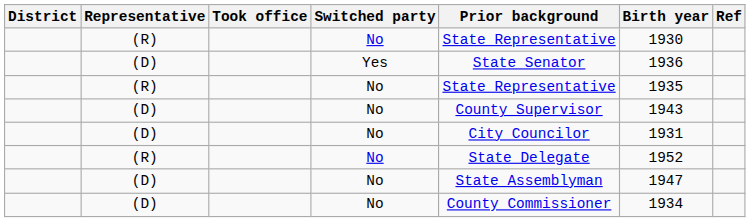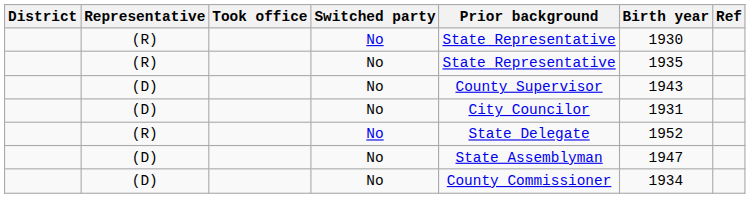- row: (145, 63)
